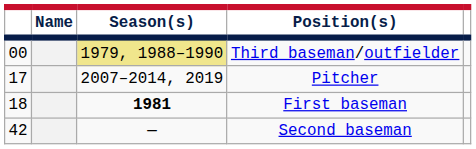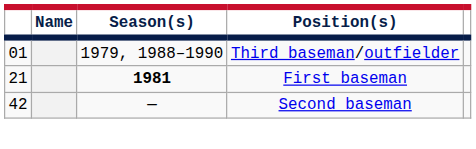(18, 53) 00 -> (18, 53) 01
(152, 53) khaki background -> (152, 53) no background
- row: (345, 79)
(18, 105) 18 -> (18, 79) 21
